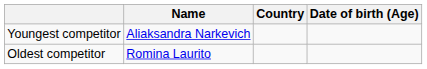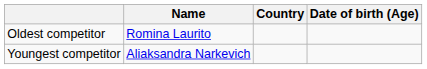rows swapped: (64, 34) <-> (56, 53)
